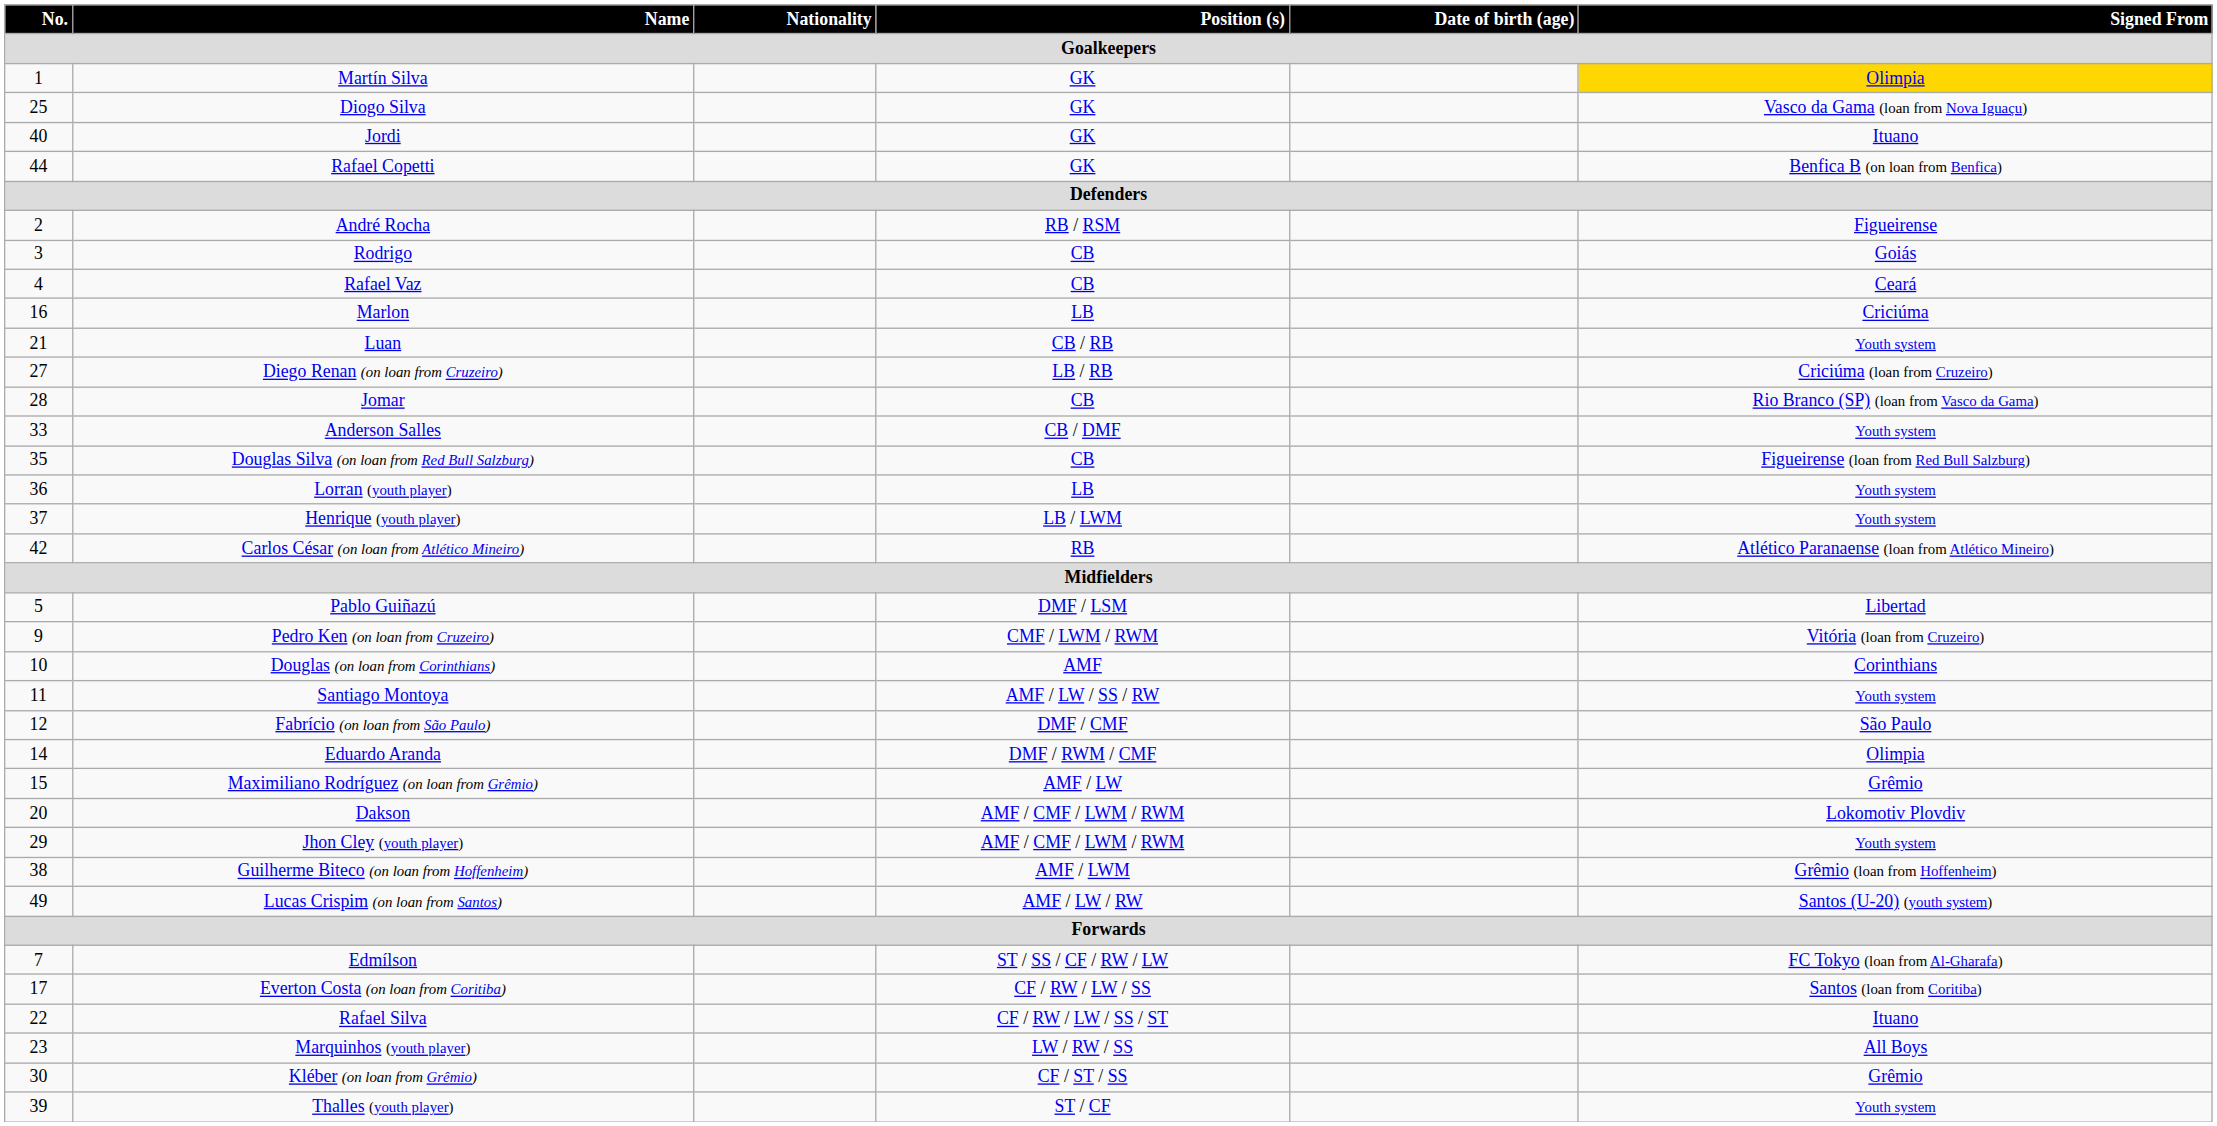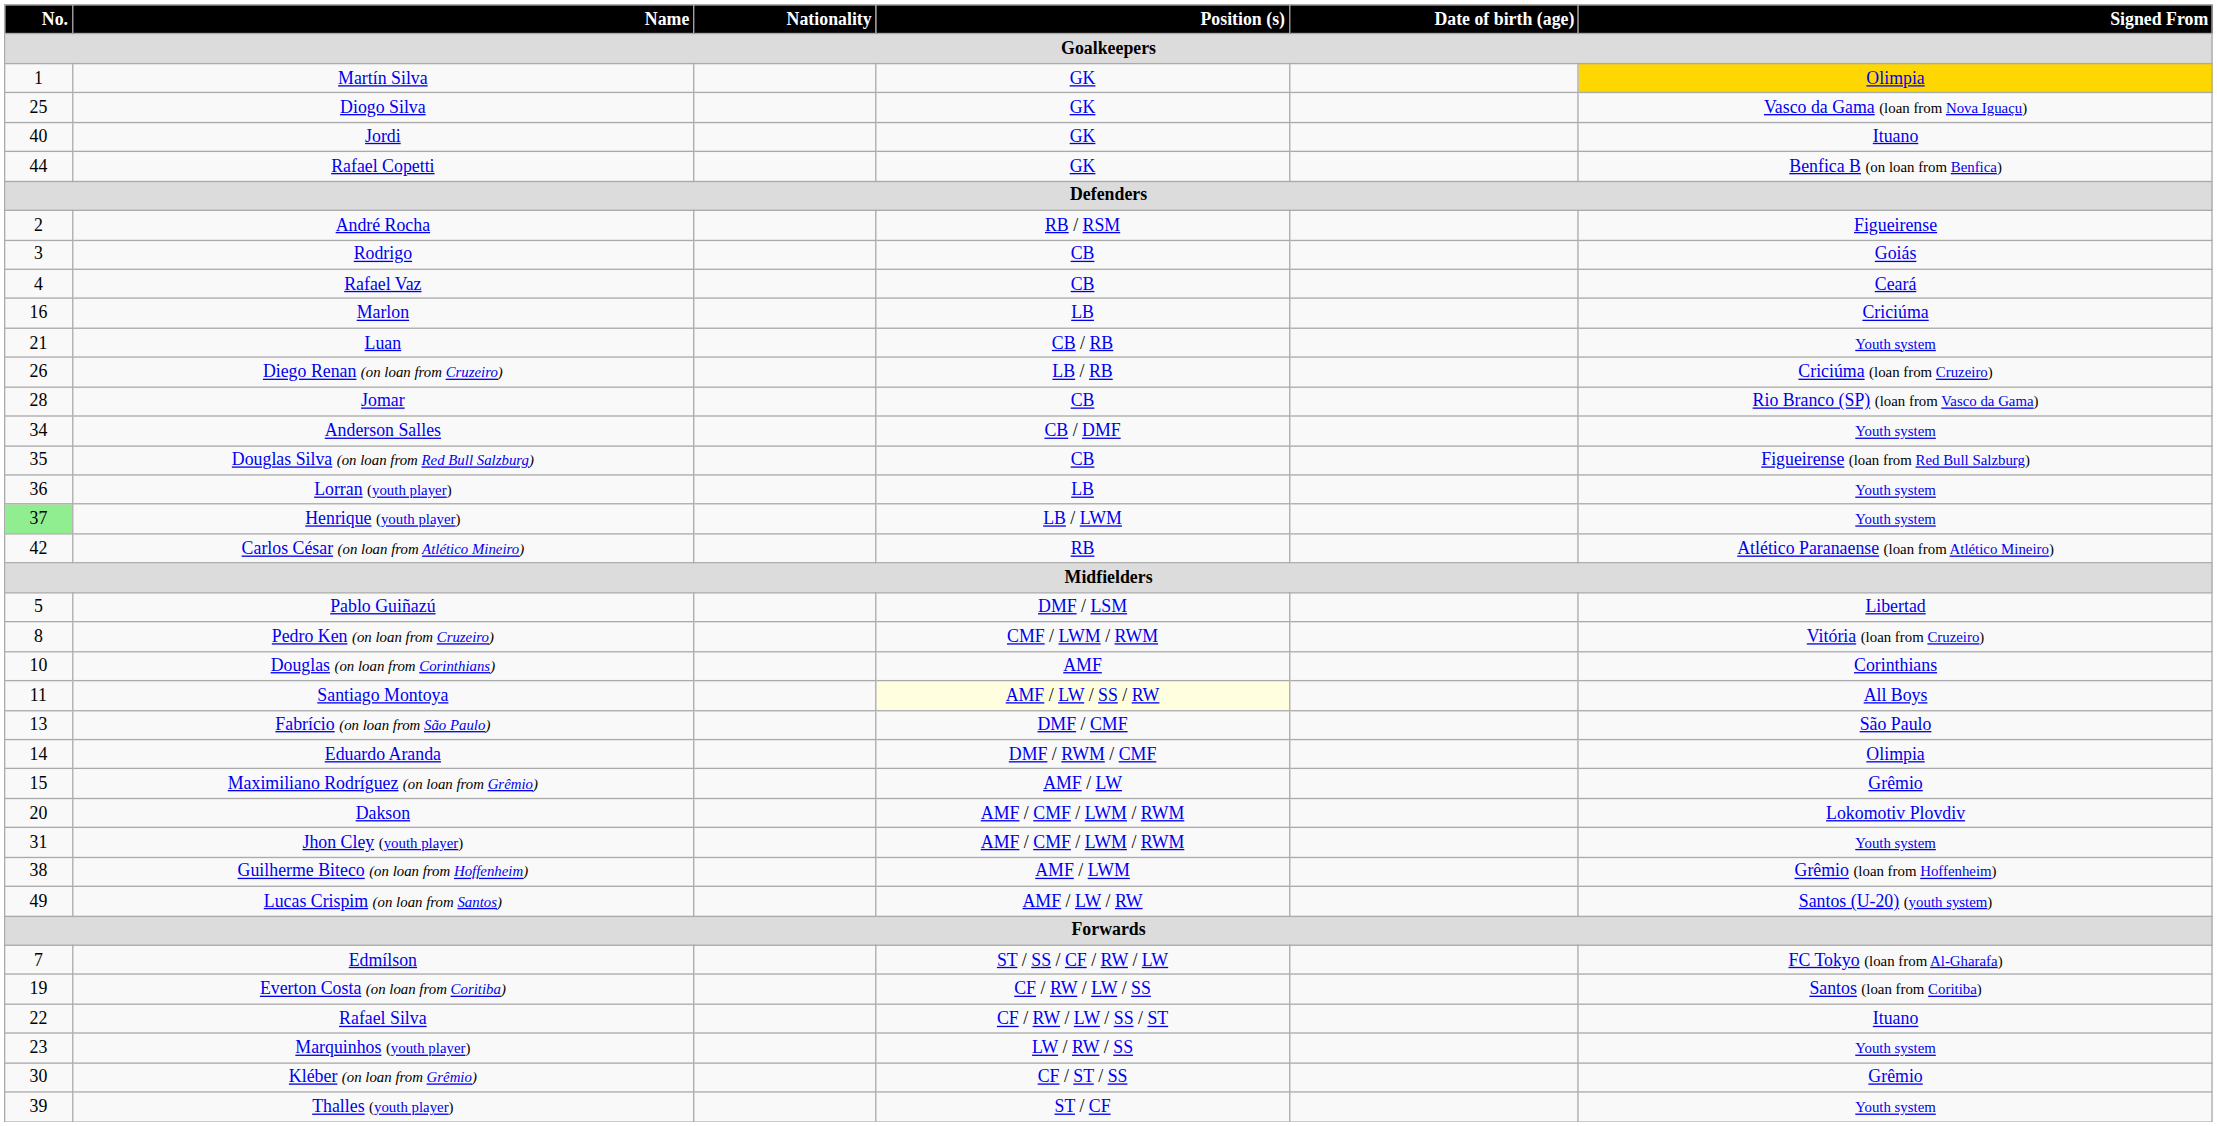(38, 371) 27 -> (38, 371) 26
(38, 430) 33 -> (38, 430) 34
(38, 518) no background -> (38, 518) lightgreen background
(38, 636) 9 -> (38, 636) 8
(1083, 694) no background -> (1083, 694) lightyellow background
(1896, 695) Youth system -> (1896, 694) All Boys
(38, 724) 12 -> (38, 724) 13
(38, 841) 29 -> (38, 841) 31
(38, 988) 17 -> (38, 988) 19
(1896, 1047) All Boys -> (1896, 1048) Youth system
